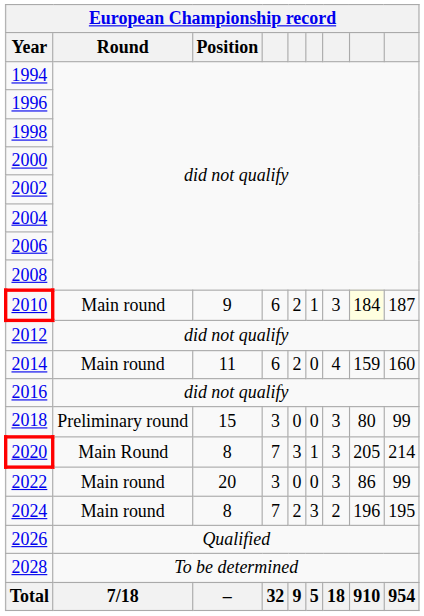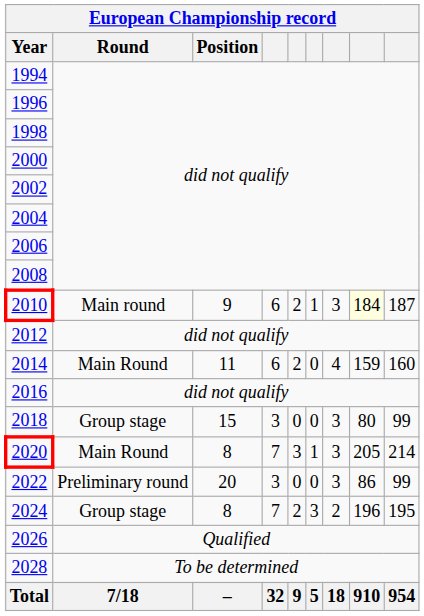(123, 364) Main round -> (123, 364) Main Round
(123, 421) Preliminary round -> (123, 421) Group stage
(123, 481) Main round -> (123, 481) Preliminary round
(123, 510) Main round -> (123, 510) Group stage
